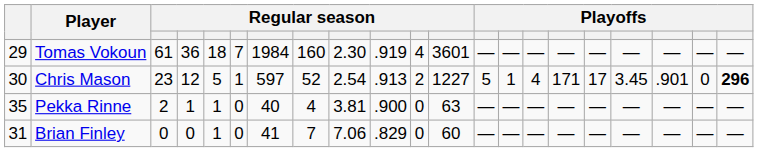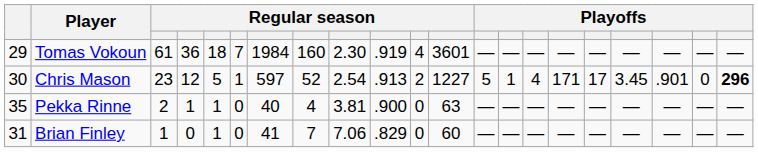(164, 133) 0 -> (164, 133) 1
